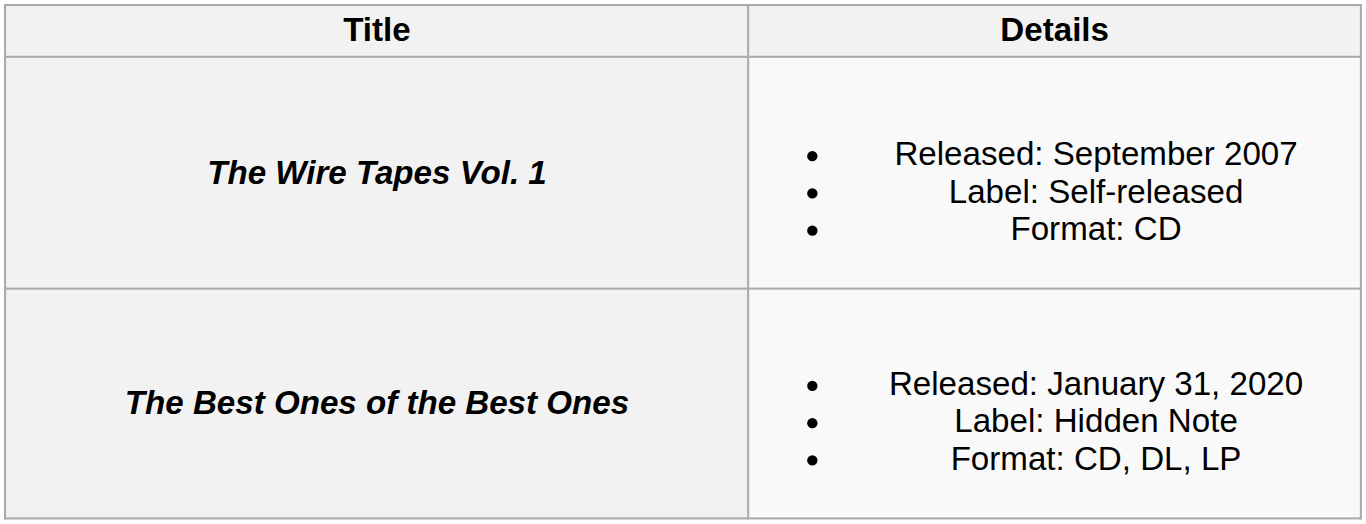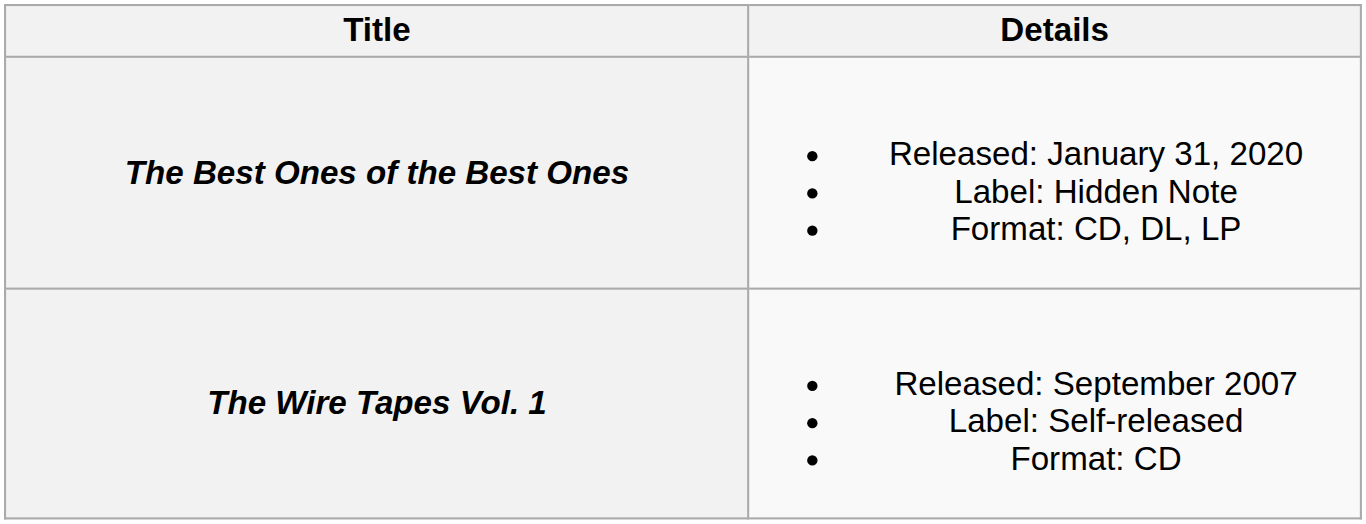rows swapped: (377, 172) <-> (377, 402)
